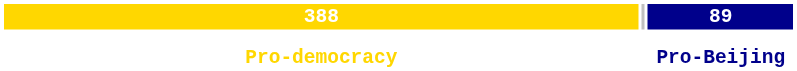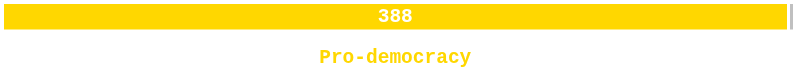- column: (721, 17)
